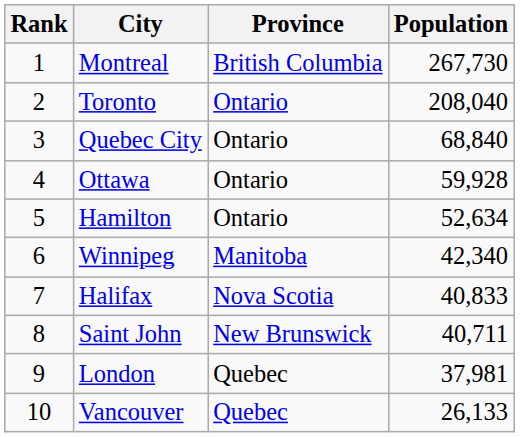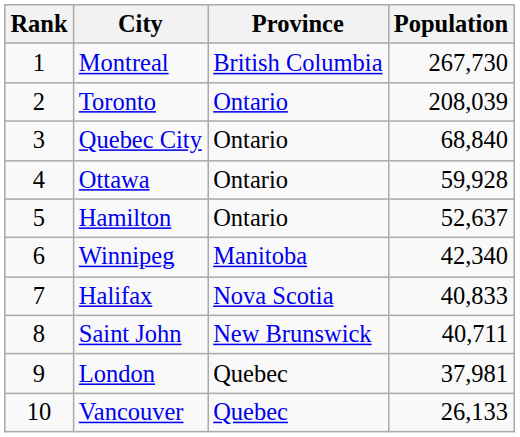(468, 101) 208,040 -> (468, 101) 208,039
(474, 218) 52,634 -> (474, 218) 52,637
